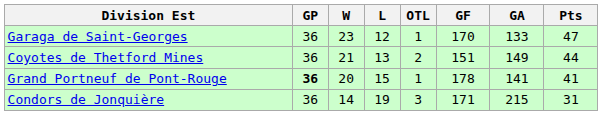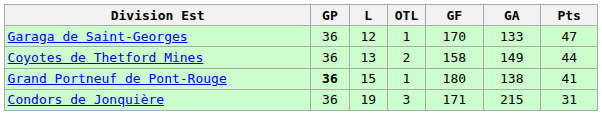- column: (346, 15)
(463, 57) 151 -> (454, 57) 158
(463, 79) 178 -> (454, 79) 180
(517, 79) 141 -> (512, 79) 138
